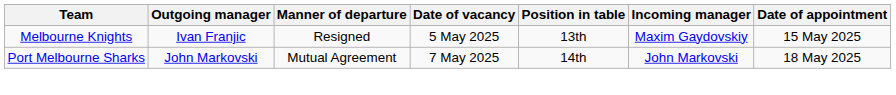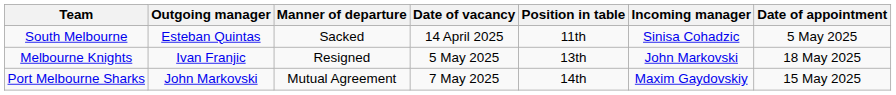+ row: (76, 36)
(691, 36) Maxim Gaydovskiy -> (691, 57) John Markovski
(822, 36) 15 May 2025 -> (822, 57) 18 May 2025
(691, 57) John Markovski -> (691, 79) Maxim Gaydovskiy
(822, 57) 18 May 2025 -> (822, 79) 15 May 2025
